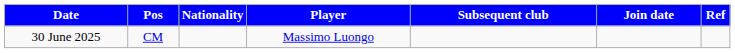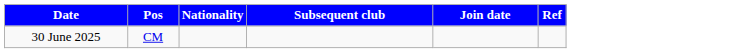- column: (328, 15)
